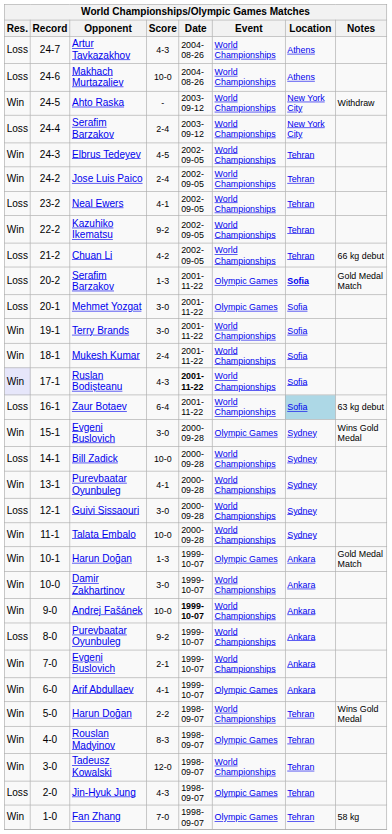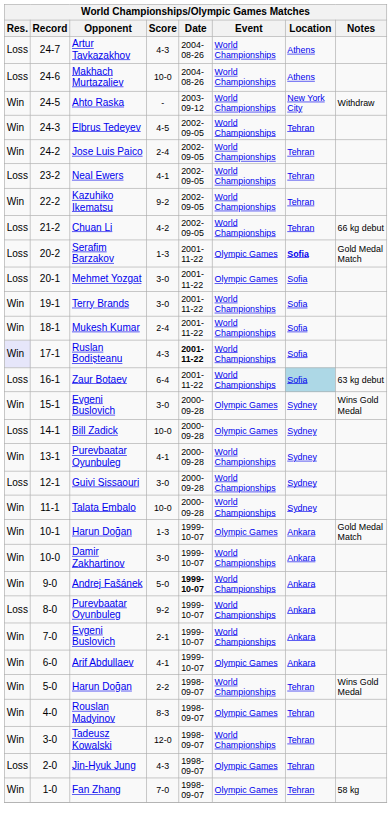- row: (50, 129)
(245, 459) World Championships -> (246, 431) Olympic Games
(163, 611) 10-0 -> (163, 583) 5-0
